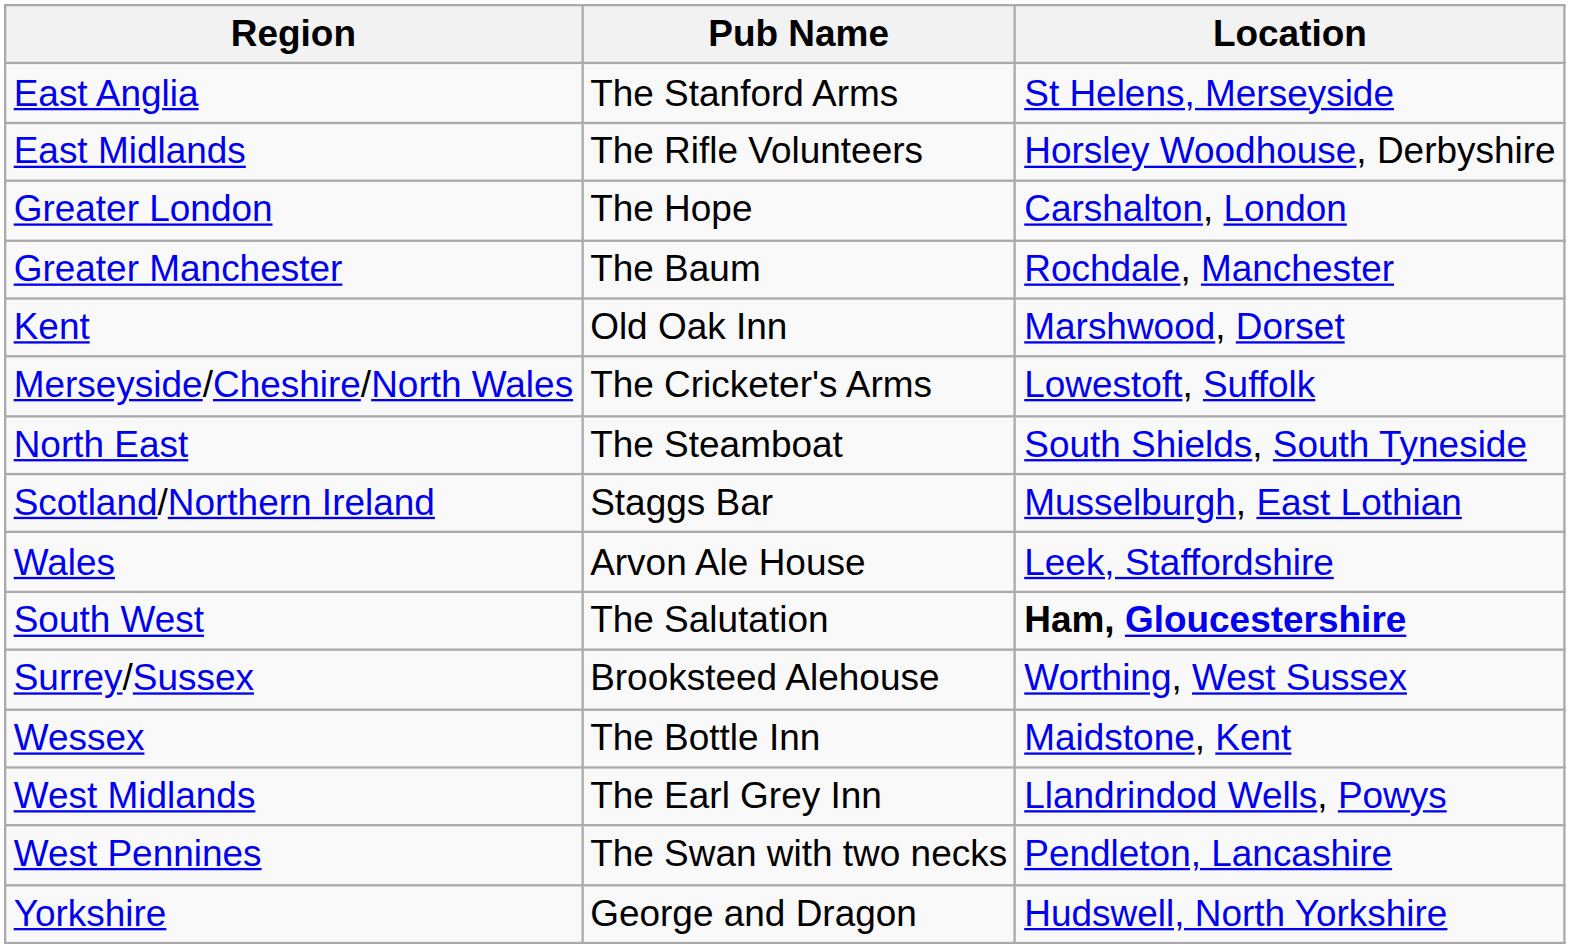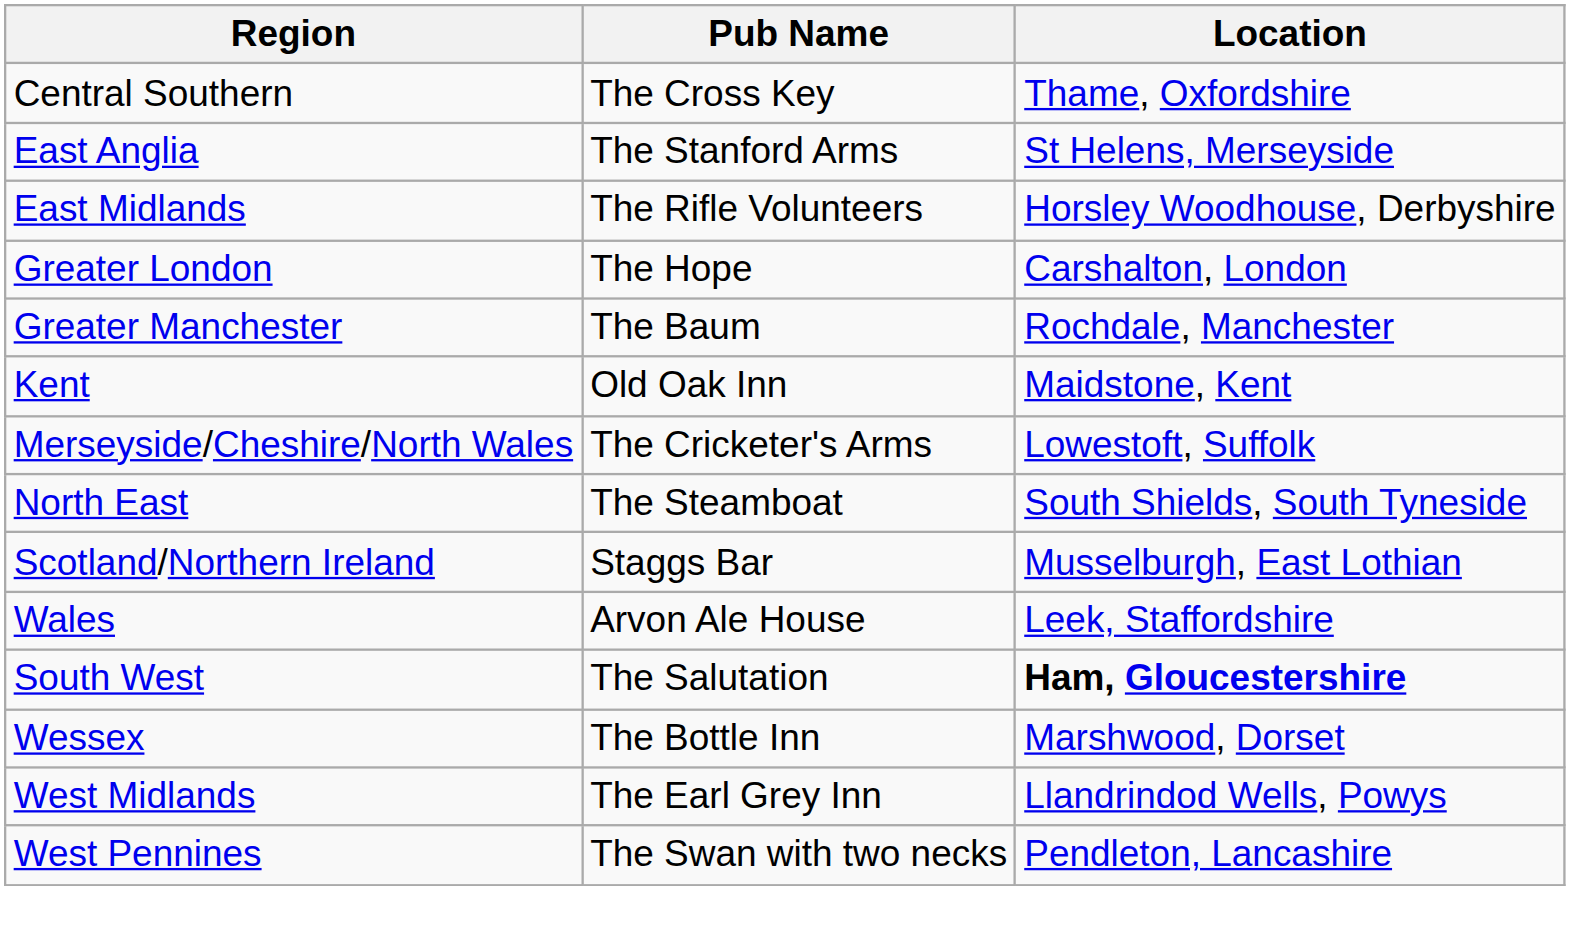+ row: (153, 92)
(1184, 326) Marshwood, Dorset -> (1158, 385) Maidstone, Kent
- row: (134, 678)
(1158, 737) Maidstone, Kent -> (1184, 737) Marshwood, Dorset
- row: (90, 913)
